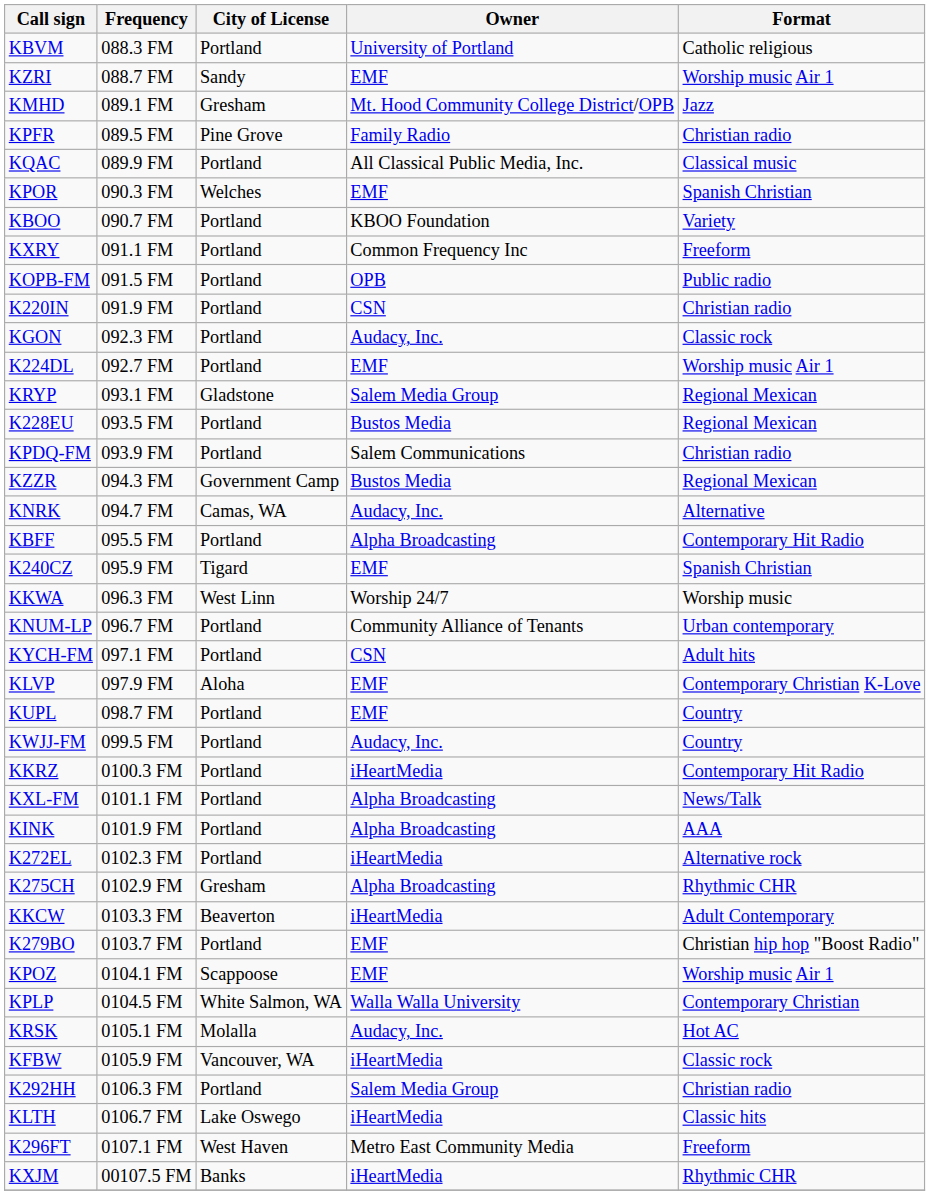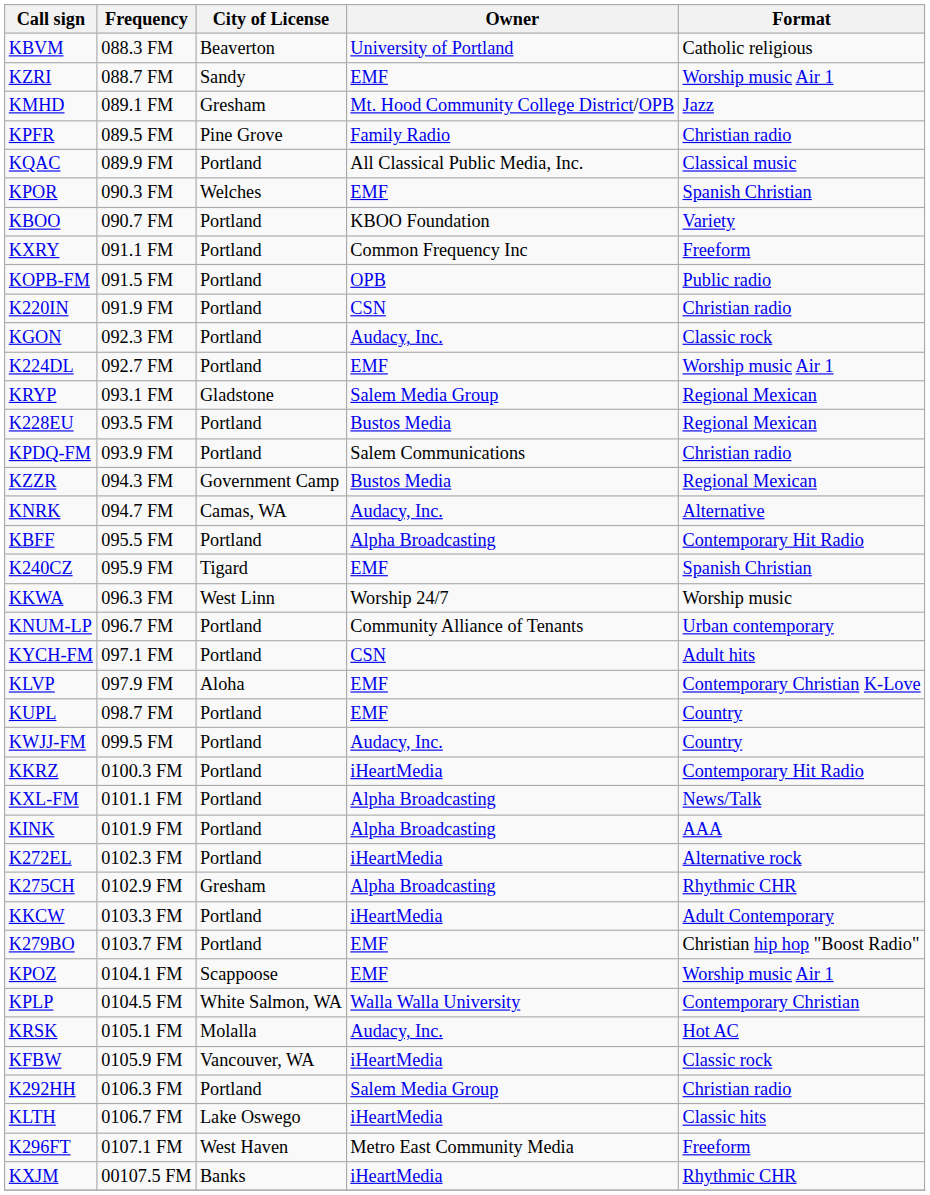(231, 47) Portland -> (237, 47) Beaverton
(237, 915) Beaverton -> (231, 915) Portland
